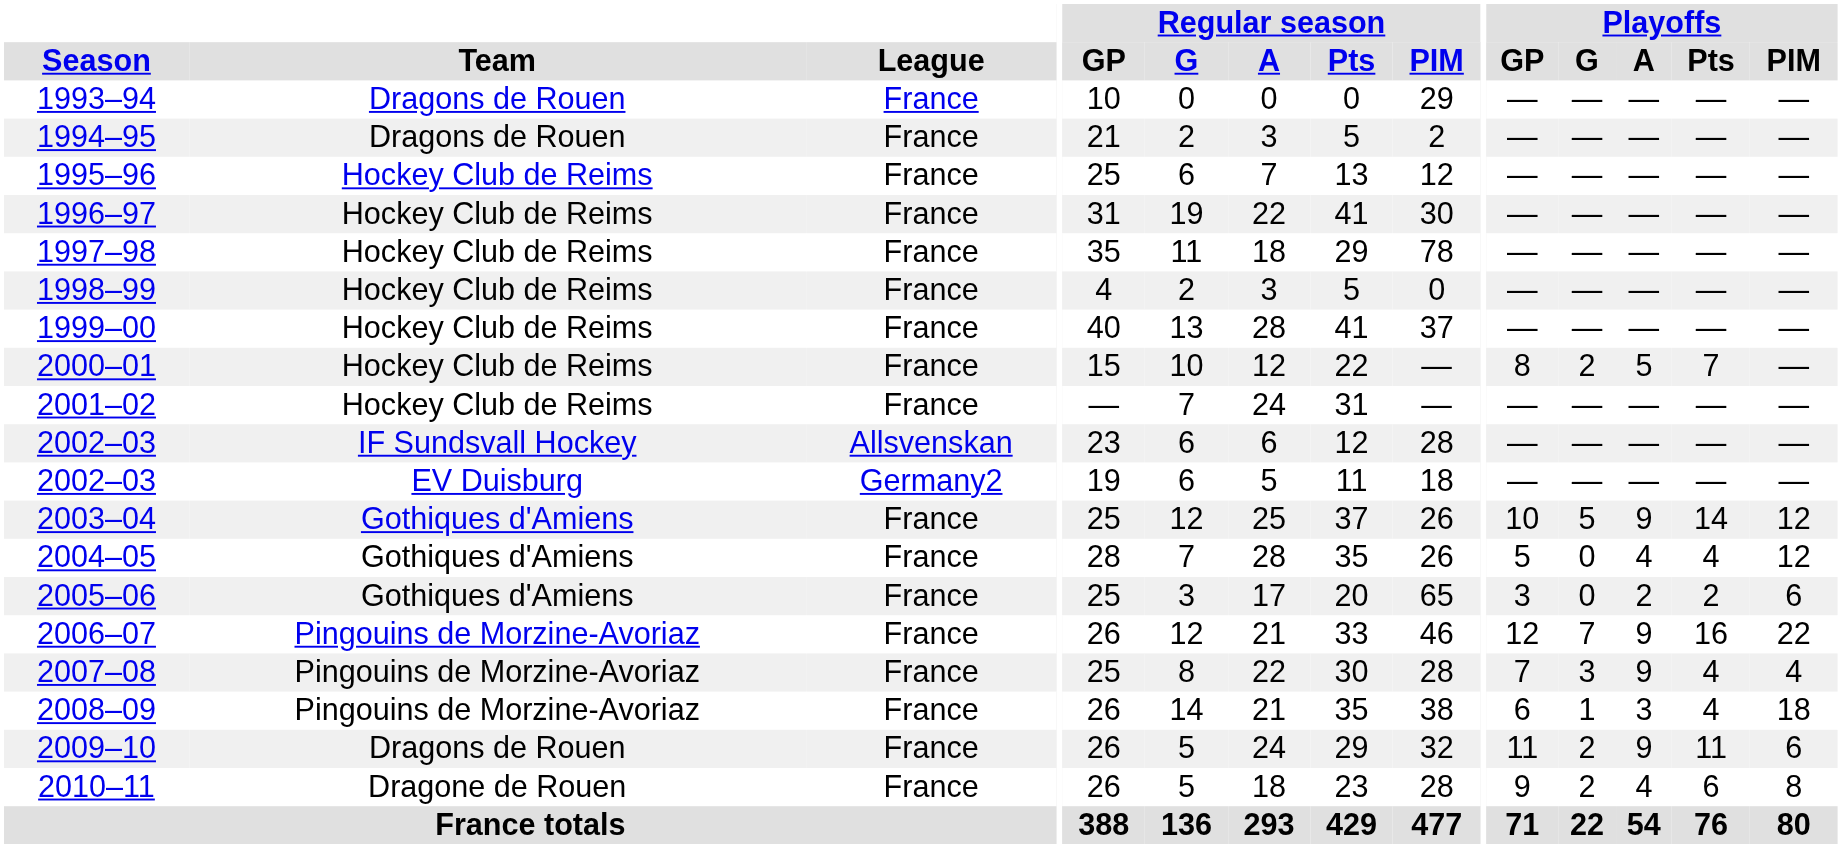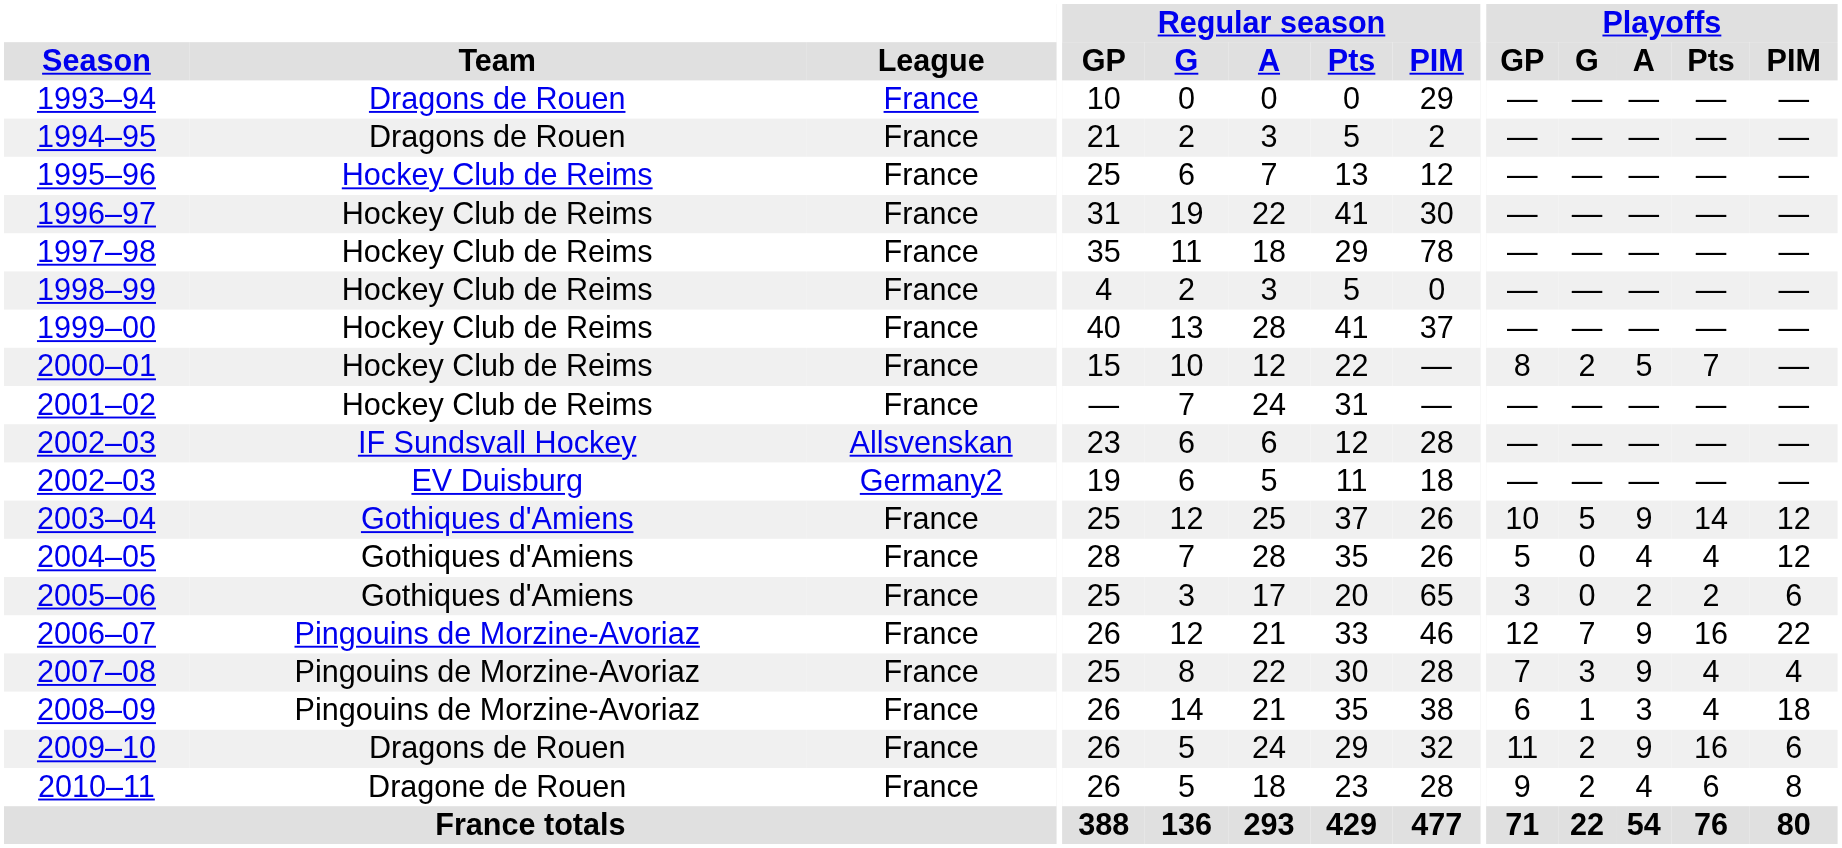(1711, 748) 11 -> (1711, 748) 16
